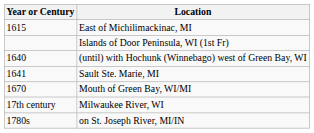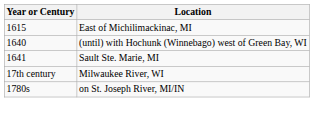- row: (154, 43)
- row: (135, 89)
